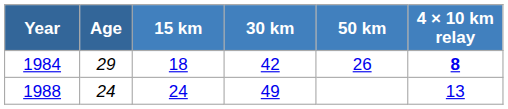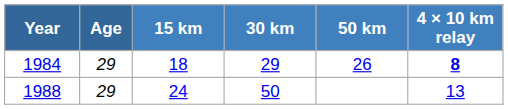(270, 64) 42 -> (270, 64) 29
(106, 91) 24 -> (106, 91) 29
(270, 91) 49 -> (270, 91) 50
